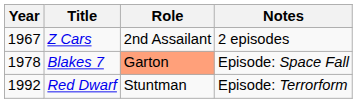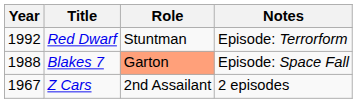rows swapped: (69, 39) <-> (82, 86)
(24, 62) 1978 -> (24, 62) 1988
